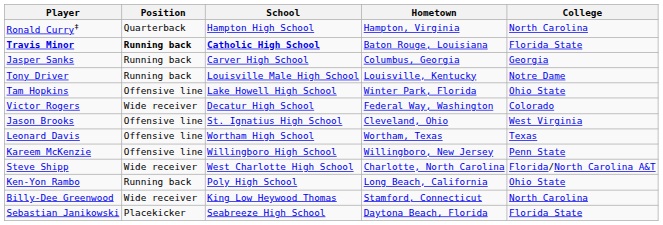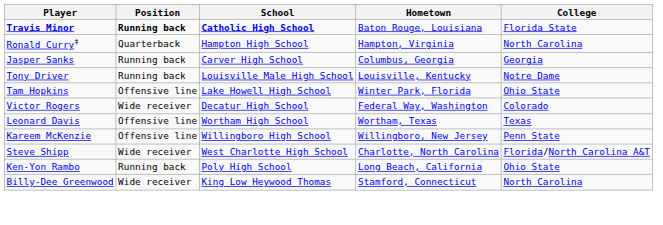rows swapped: (40, 45) <-> (43, 28)
- row: (40, 121)
- row: (63, 213)
